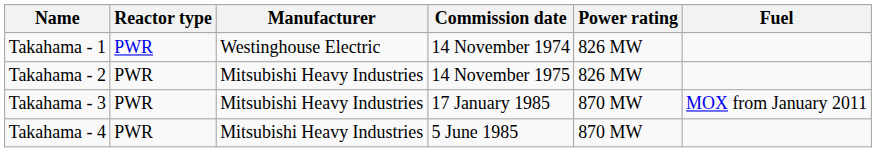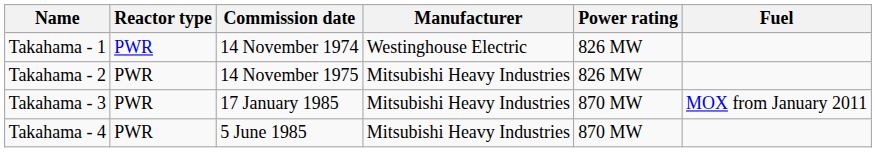columns swapped: (322, 18) <-> (501, 18)
